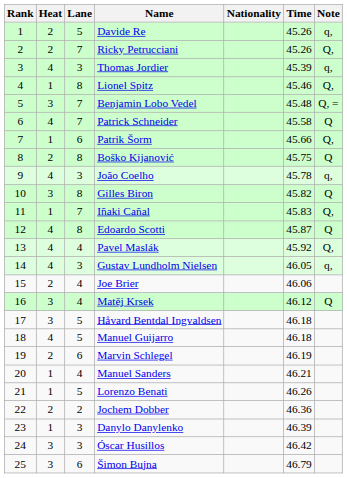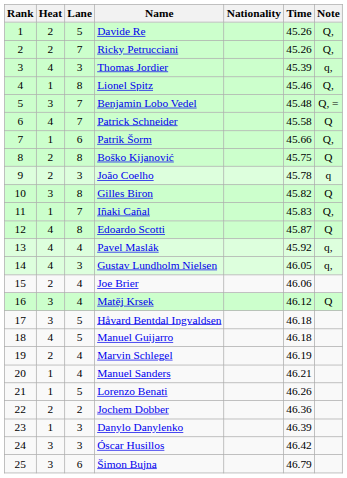(328, 31) q, -> (328, 31) Q,
(50, 175) 4 -> (50, 175) 2
(328, 175) q, -> (328, 175) q
(328, 247) Q, -> (328, 247) q,
(80, 355) 6 -> (80, 355) 4
